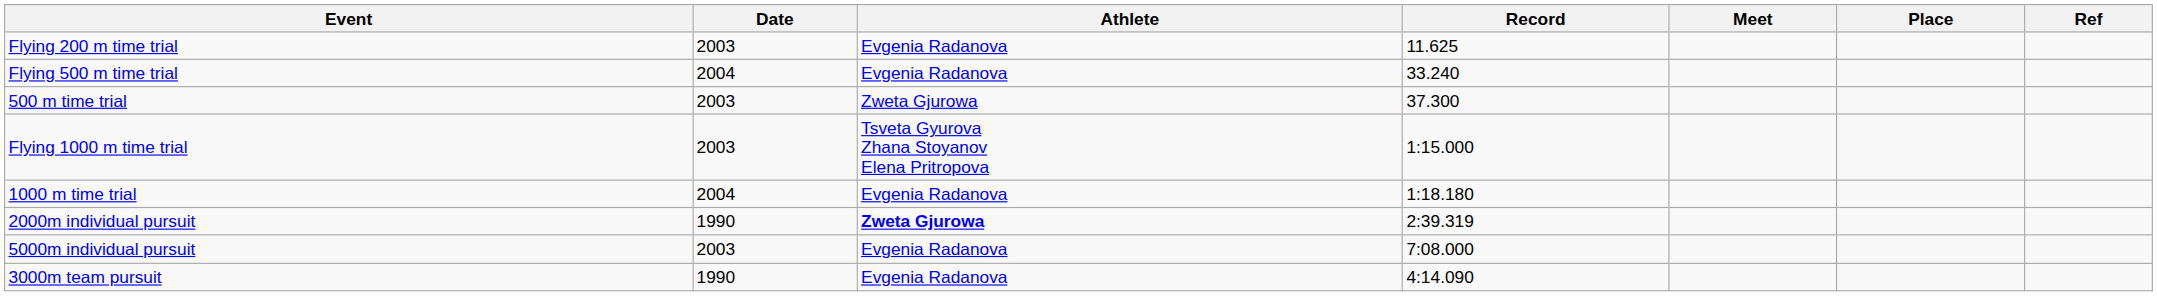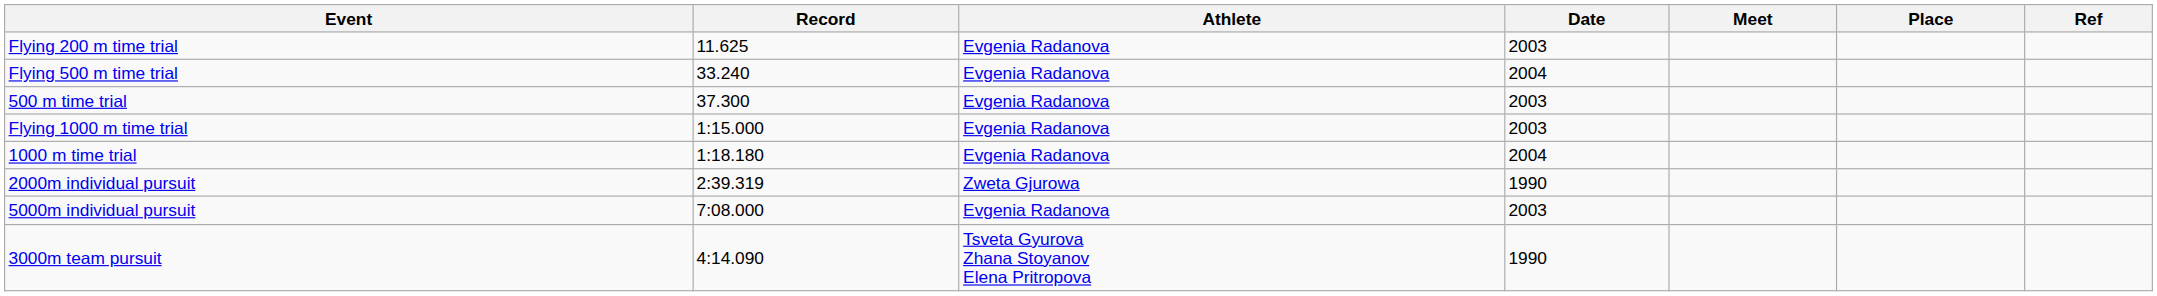columns swapped: (1536, 18) <-> (775, 18)
(919, 101) Zweta Gjurowa -> (1036, 101) Evgenia Radanova
(925, 148) Tsveta Gyurova Zhana Stoyanov Elena Pritropova -> (1036, 128) Evgenia Radanova
(923, 222) bold -> (1021, 183) normal
(934, 277) Evgenia Radanova -> (1027, 257) Tsveta Gyurova Zhana Stoyanov Elena Pritropova
